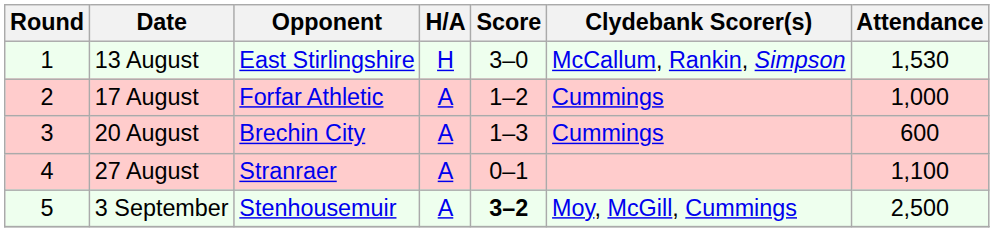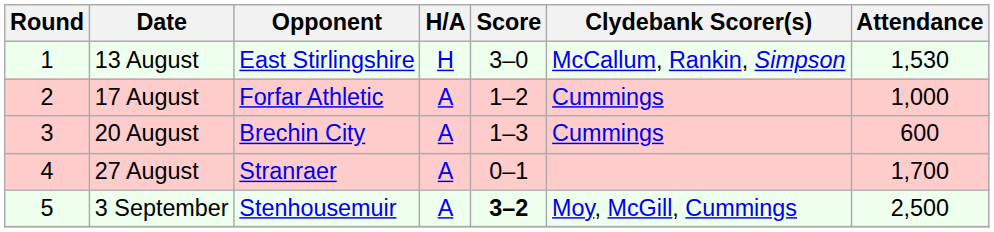(920, 171) 1,100 -> (920, 171) 1,700
